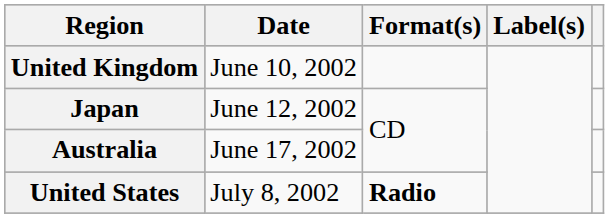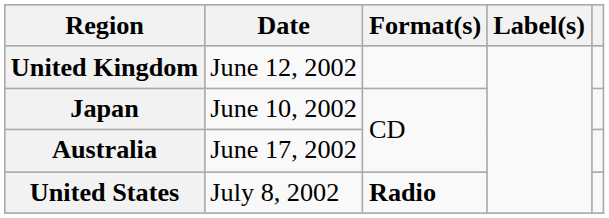(284, 66) June 10, 2002 -> (284, 66) June 12, 2002
(284, 108) June 12, 2002 -> (284, 108) June 10, 2002
